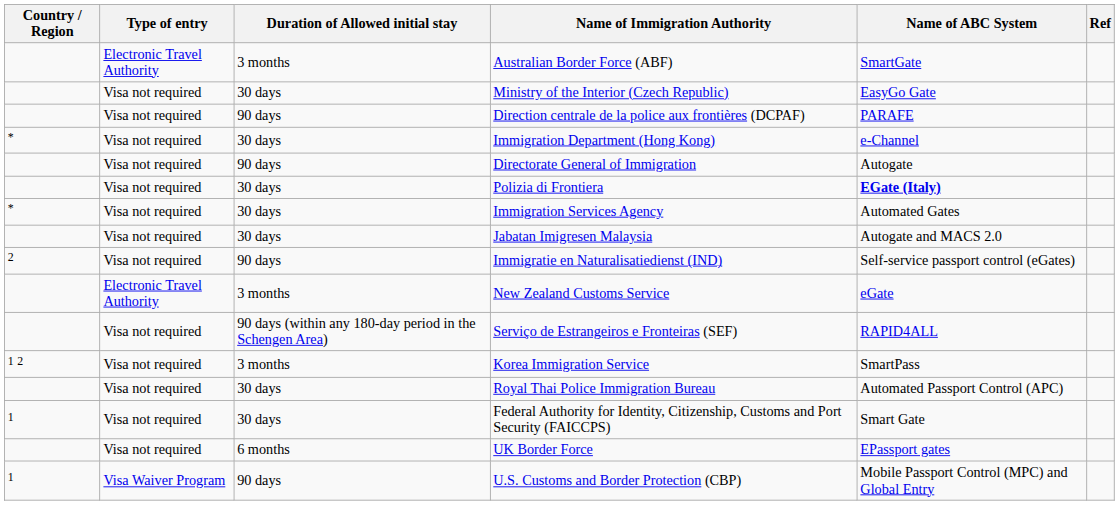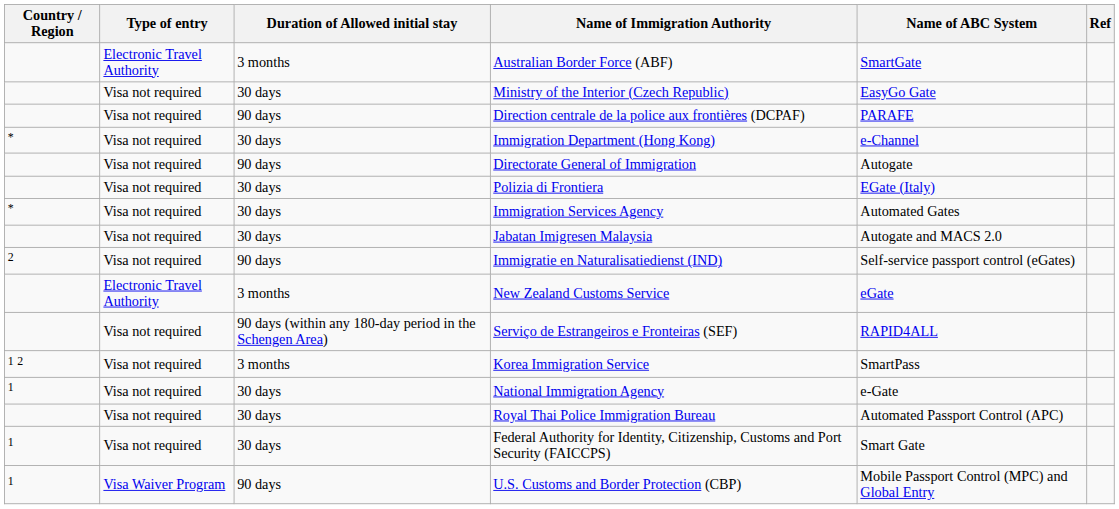(901, 187) bold -> (898, 187) normal
+ row: (579, 390)
- row: (543, 450)
